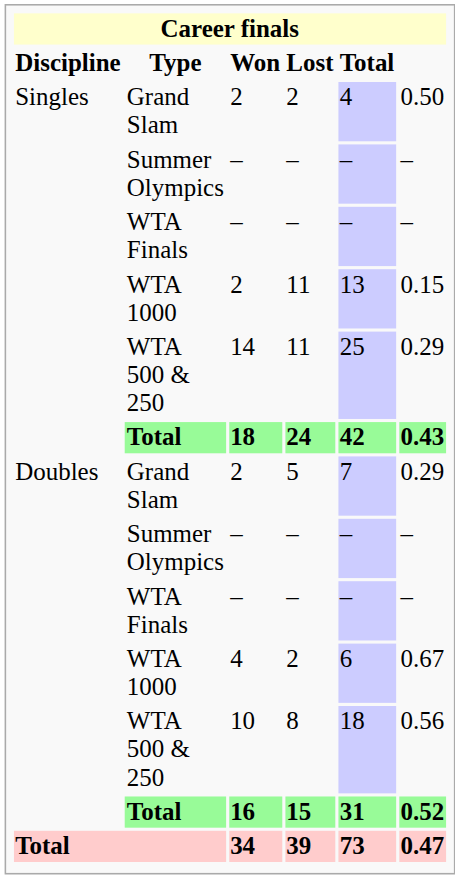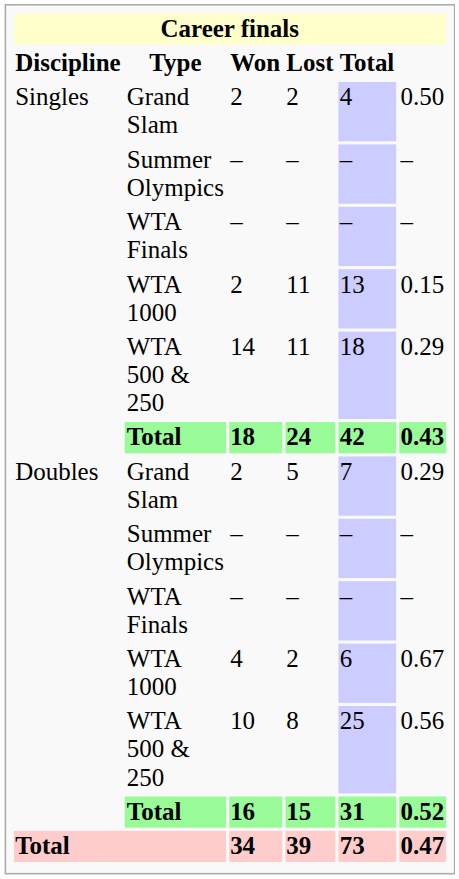(352, 347) 25 -> (352, 347) 18
(352, 721) 18 -> (352, 721) 25
